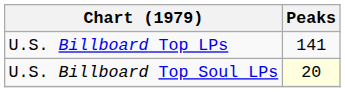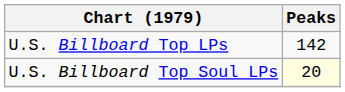(311, 45) 141 -> (311, 45) 142
